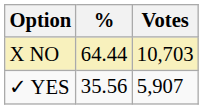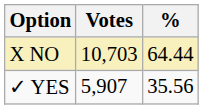columns swapped: (165, 20) <-> (104, 20)
